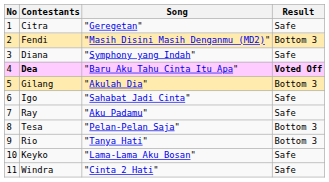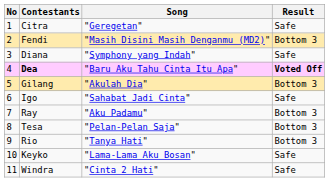(285, 112) Safe -> (296, 112) Bottom 3
